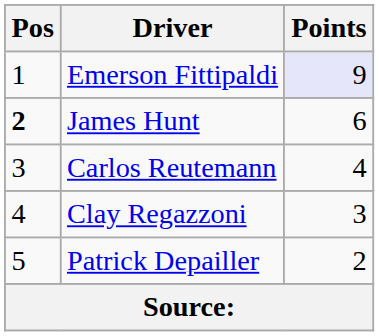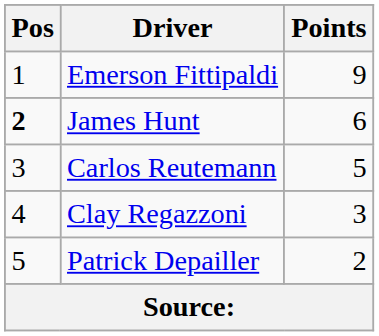(360, 74) lavender background -> (360, 74) no background
(360, 167) 4 -> (360, 167) 5
